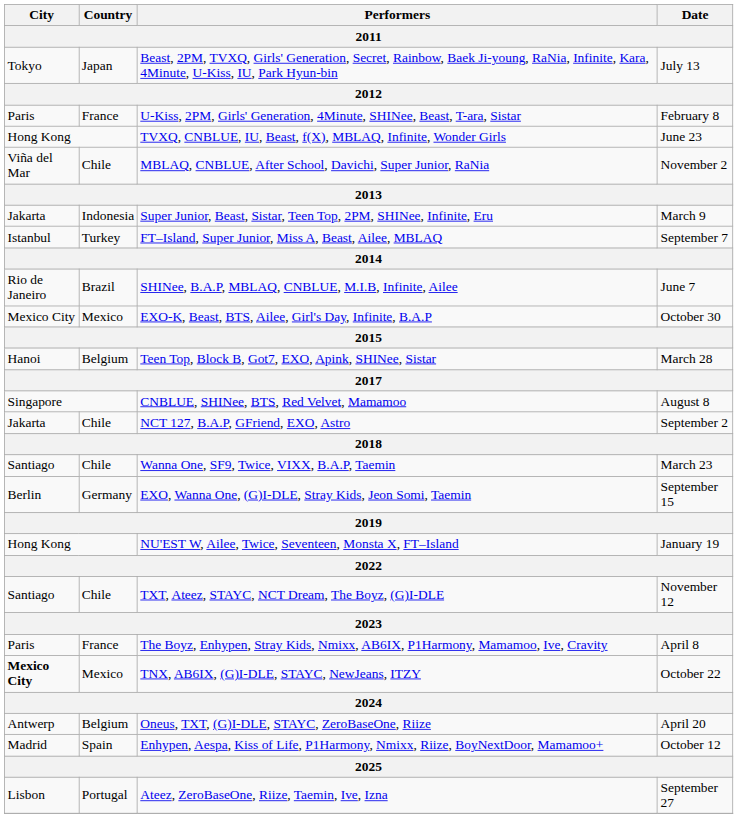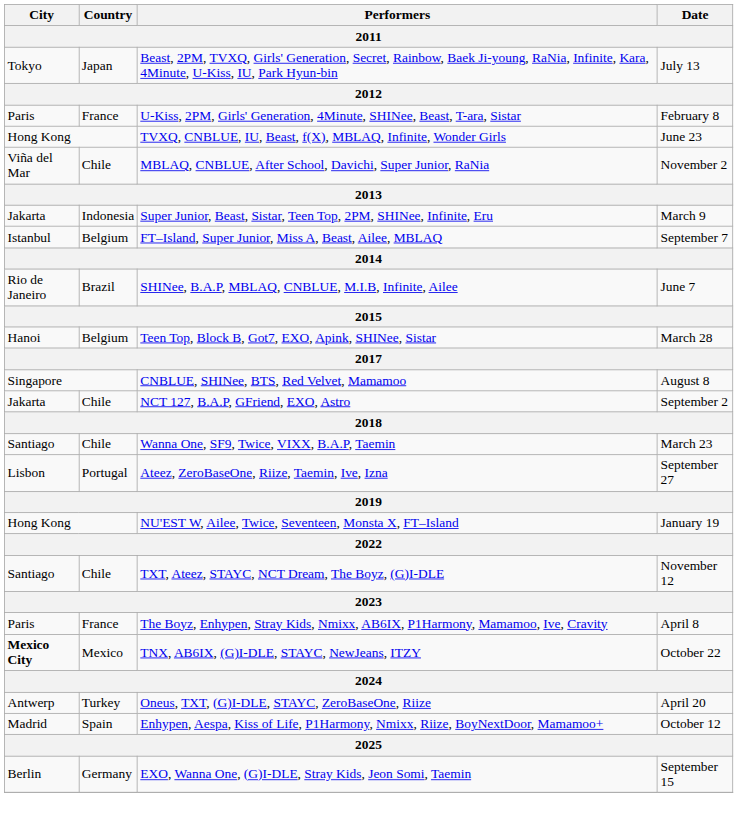(101, 237) Turkey -> (105, 237) Belgium
- row: (286, 316)
rows swapped: (306, 494) <-> (264, 795)
(105, 724) Belgium -> (101, 702) Turkey
